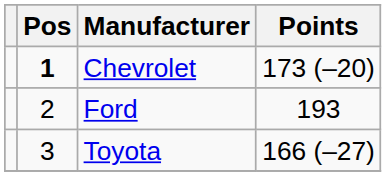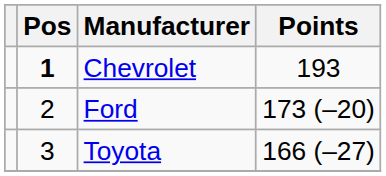(319, 67) 173 (–20) -> (319, 67) 193
(319, 109) 193 -> (319, 109) 173 (–20)
